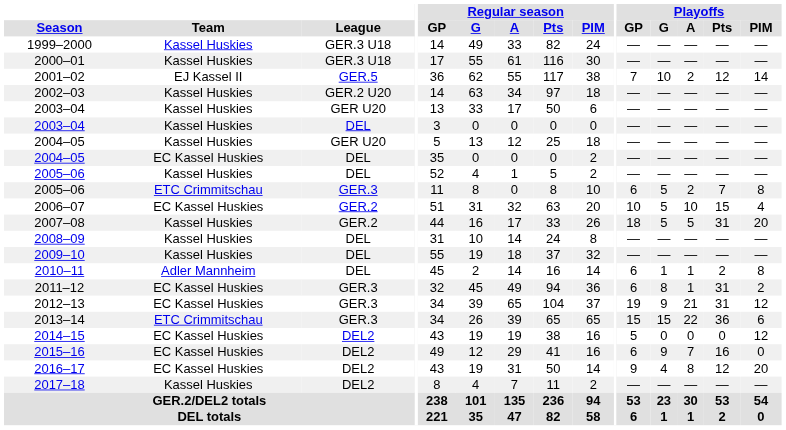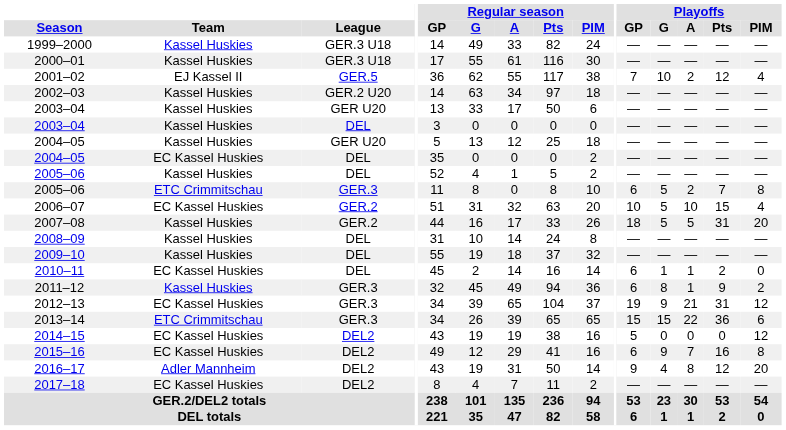(761, 76) 14 -> (761, 76) 4
(208, 271) Adler Mannheim -> (208, 271) EC Kassel Huskies
(761, 271) 8 -> (761, 271) 0
(208, 287) EC Kassel Huskies -> (208, 287) Kassel Huskies
(722, 287) 31 -> (722, 287) 9
(761, 352) 0 -> (761, 352) 8
(208, 368) EC Kassel Huskies -> (208, 368) Adler Mannheim
(208, 384) Kassel Huskies -> (208, 384) EC Kassel Huskies
